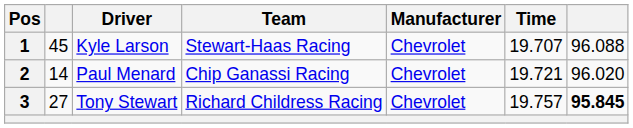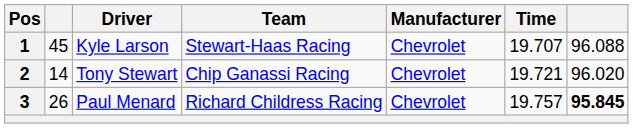(126, 74) Paul Menard -> (127, 74) Tony Stewart
(59, 102) 27 -> (59, 102) 26
(127, 102) Tony Stewart -> (126, 102) Paul Menard
